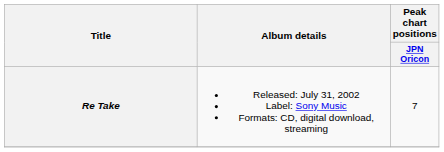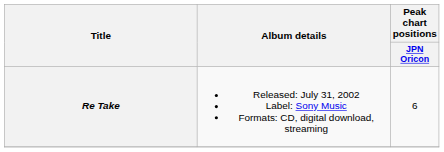(415, 106) 7 -> (415, 106) 6
